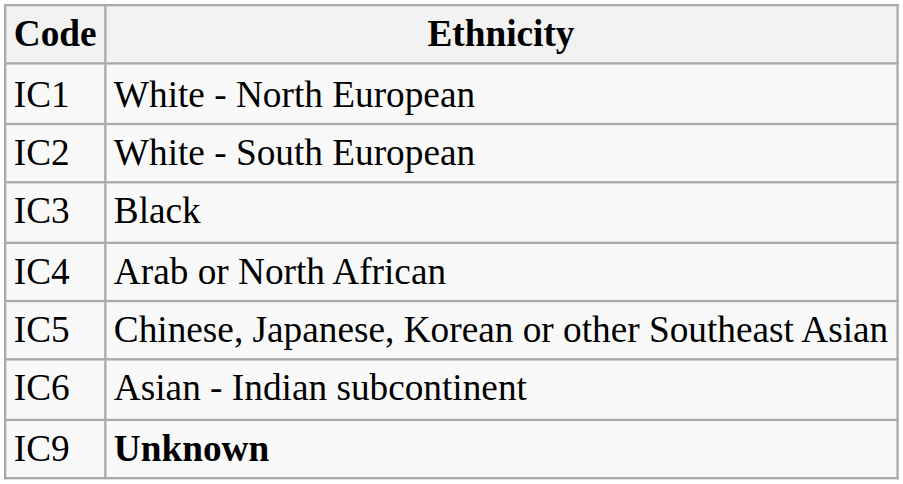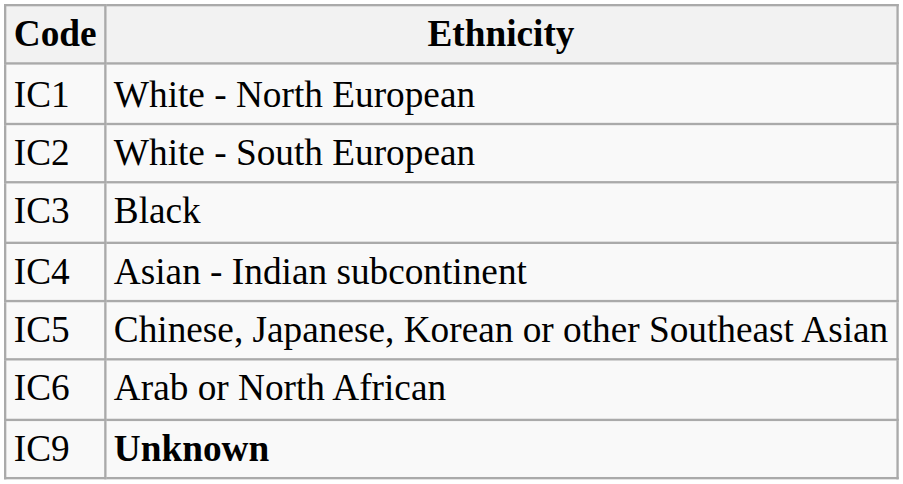(280, 270) Arab or North African -> (320, 270) Asian - Indian subcontinent
(320, 388) Asian - Indian subcontinent -> (280, 388) Arab or North African
